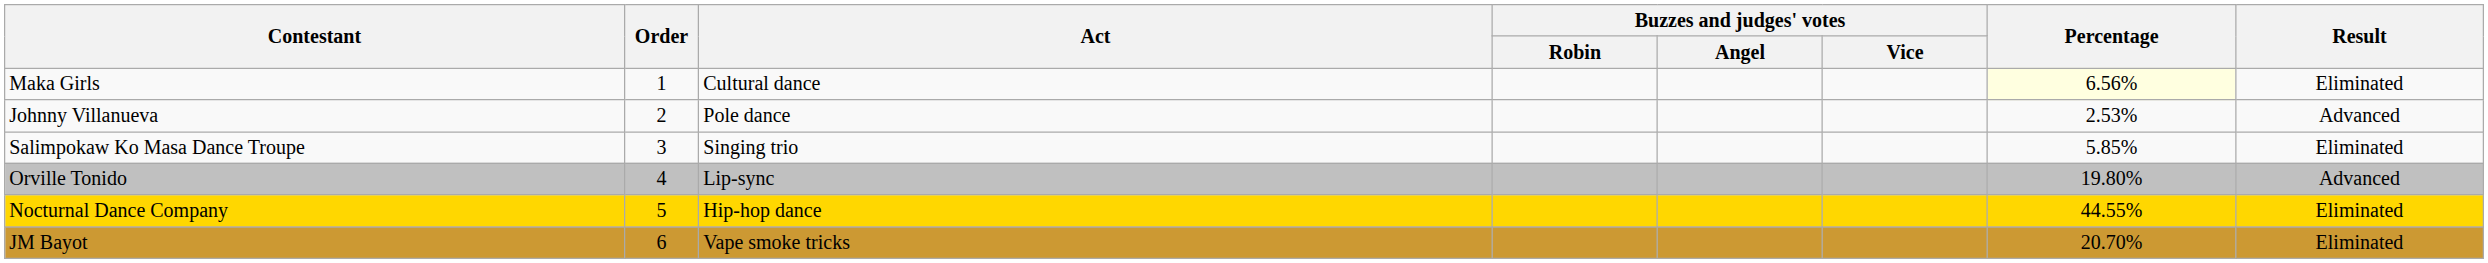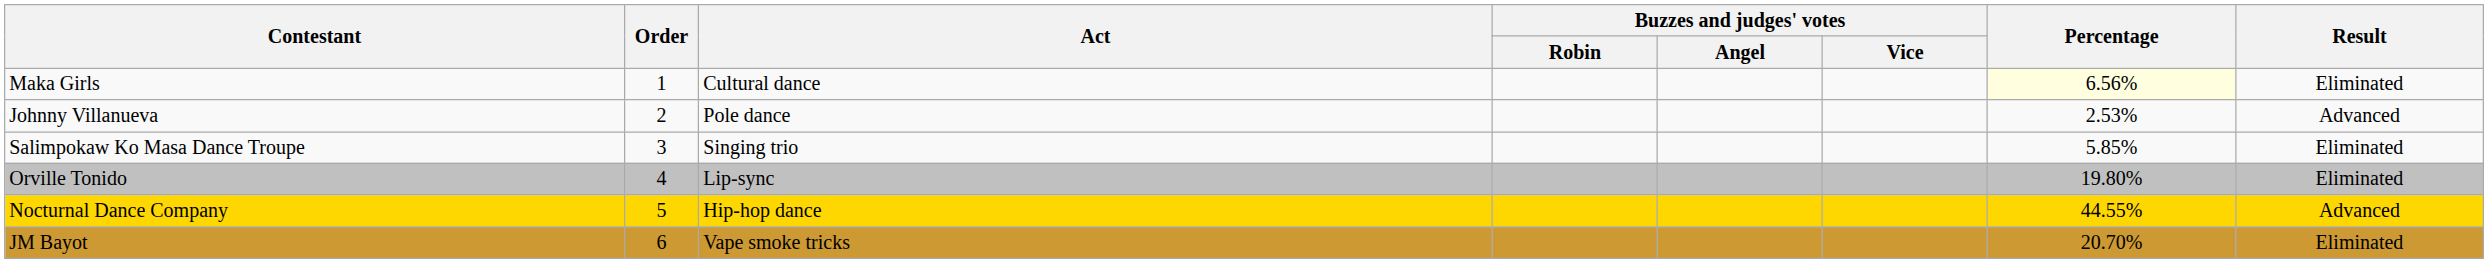(2359, 178) Advanced -> (2359, 178) Eliminated
(2359, 210) Eliminated -> (2359, 210) Advanced
